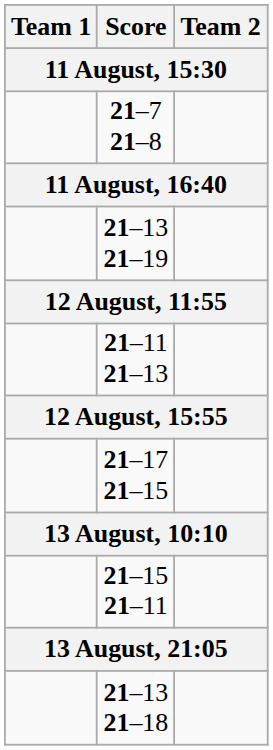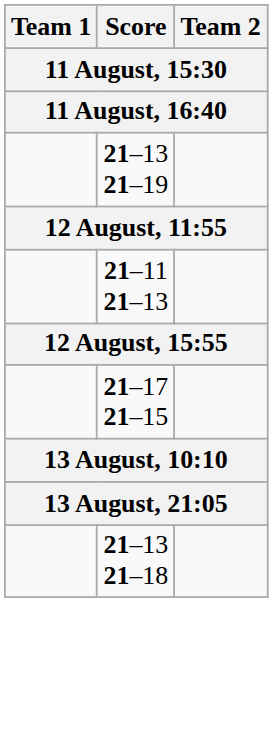- row: (136, 127)
- row: (136, 591)
